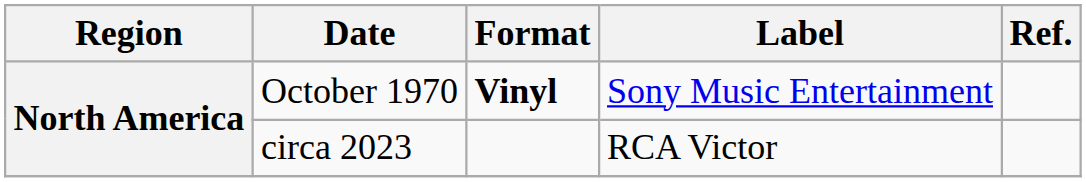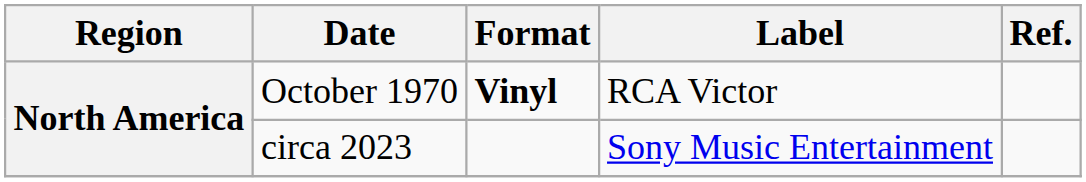(800, 90) Sony Music Entertainment -> (692, 90) RCA Victor
(692, 147) RCA Victor -> (800, 147) Sony Music Entertainment
